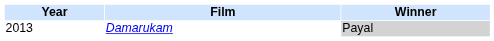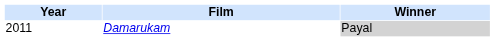(19, 28) 2013 -> (19, 28) 2011
